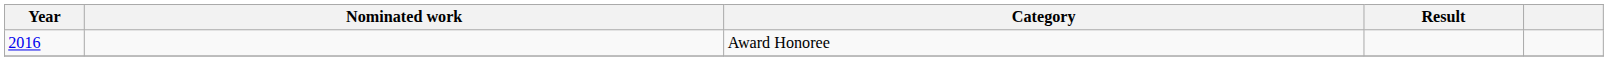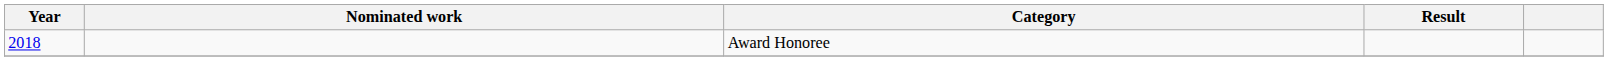(24, 42) 2016 -> (24, 42) 2018
